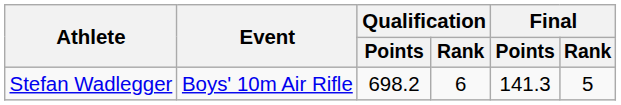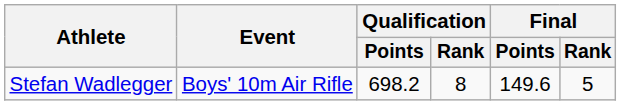(461, 84) 6 -> (461, 84) 8
(525, 84) 141.3 -> (525, 84) 149.6
